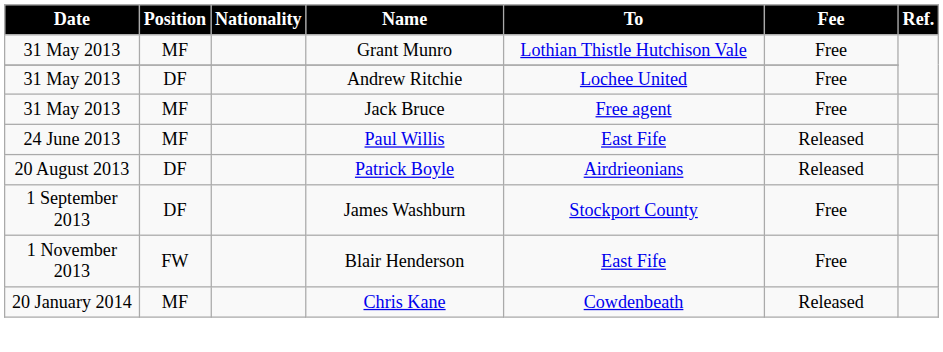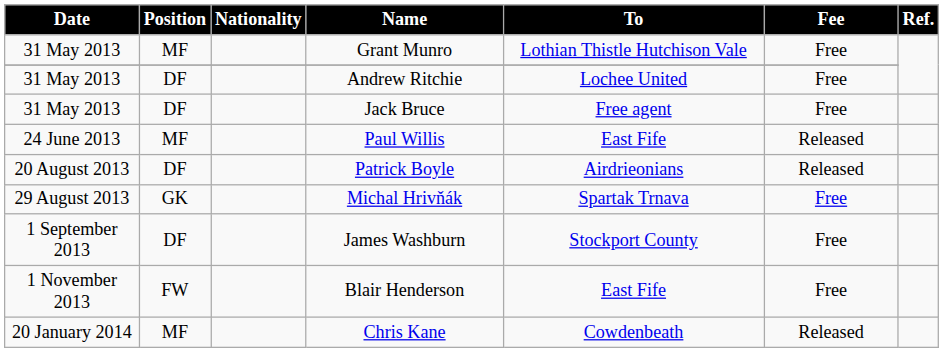(175, 109) MF -> (175, 109) DF
+ row: (405, 199)
